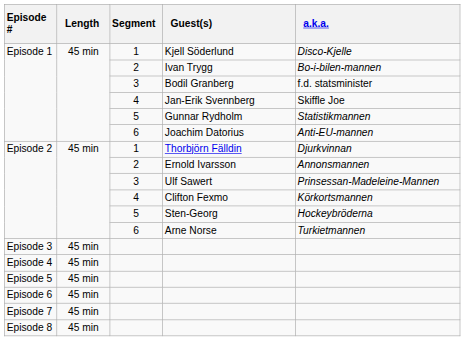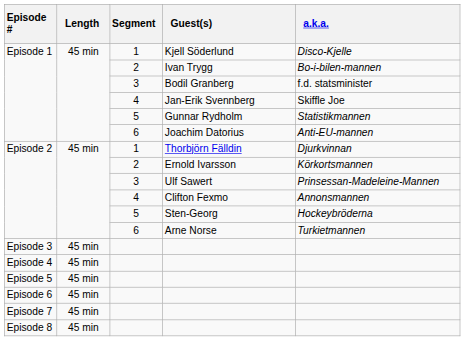(333, 165) Annonsmannen -> (335, 165) Körkortsmannen
(335, 198) Körkortsmannen -> (333, 198) Annonsmannen
